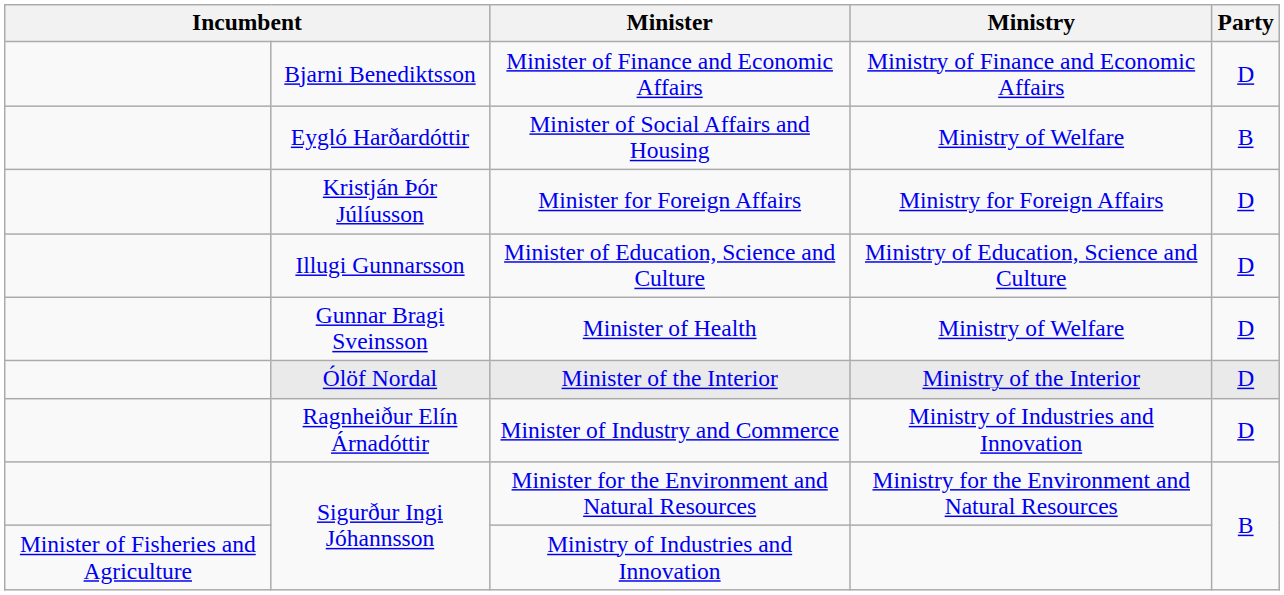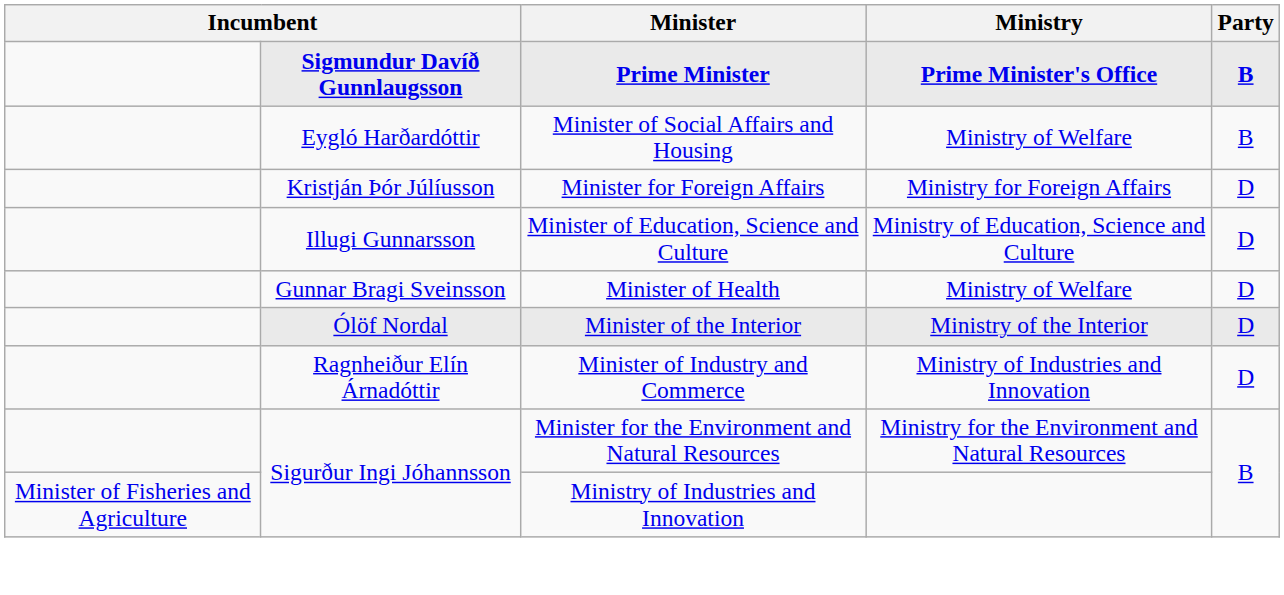+ row: (693, 73)
- row: (670, 73)
